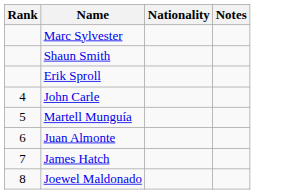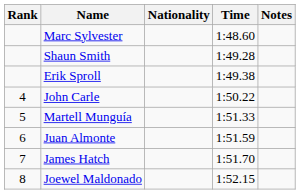+ column: (235, 14)
